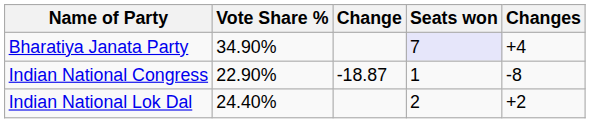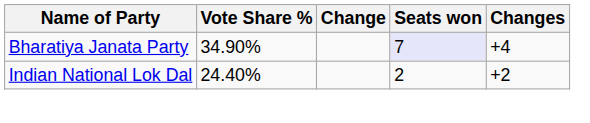- row: (108, 74)
